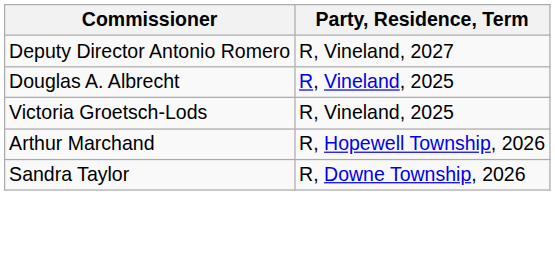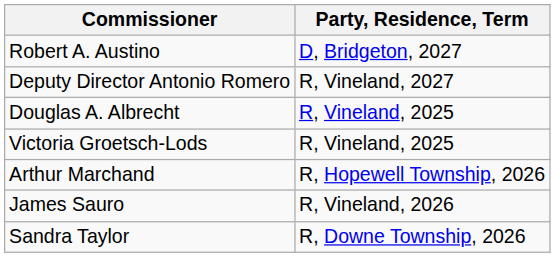+ row: (85, 50)
+ row: (67, 205)
